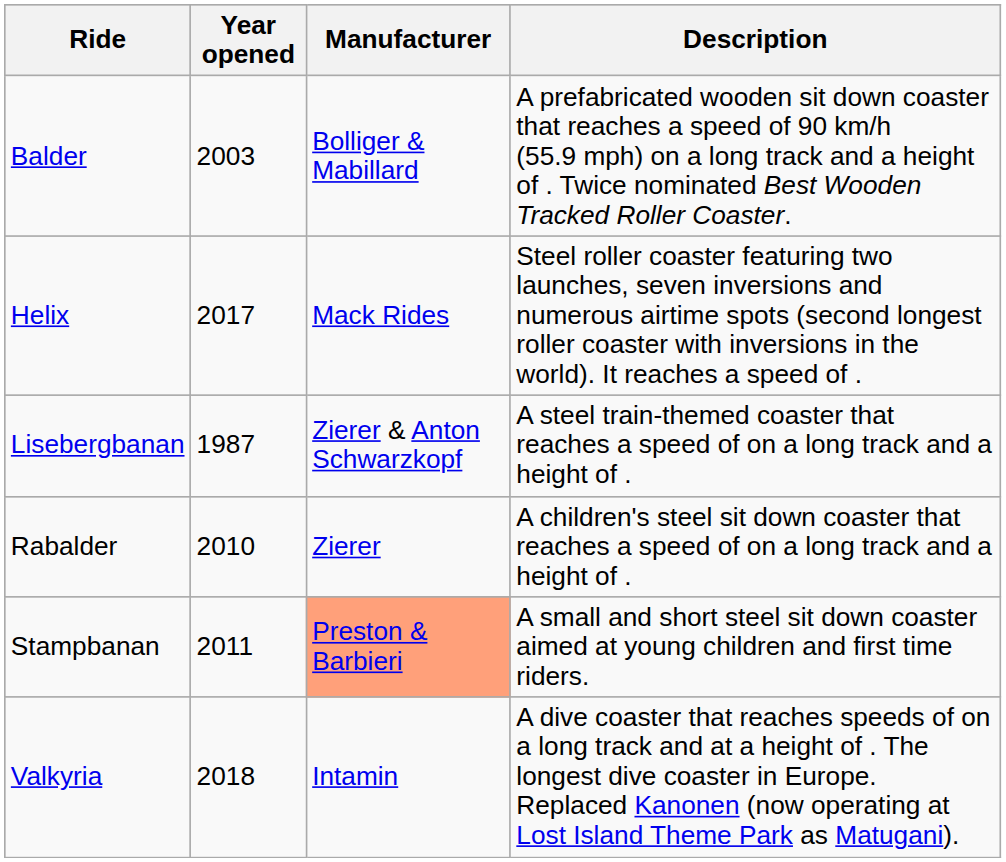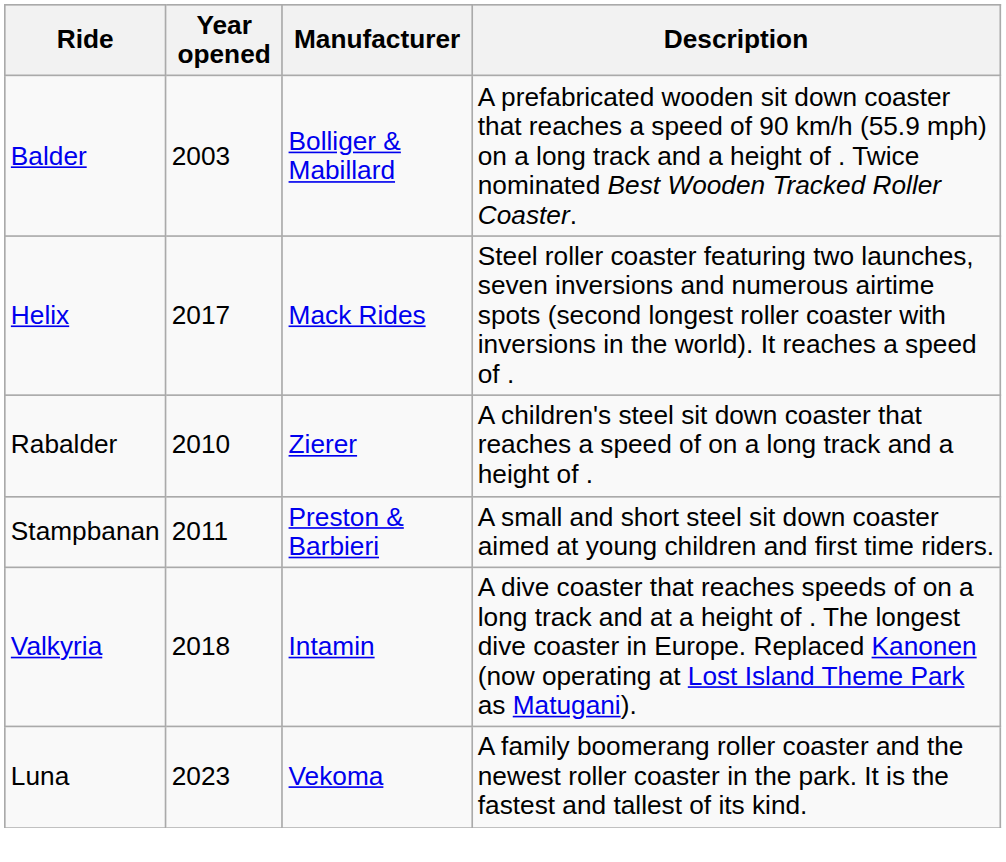- row: (98, 445)
(370, 646) lightsalmon background -> (346, 531) no background
+ row: (40, 776)
